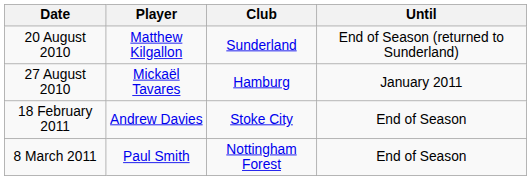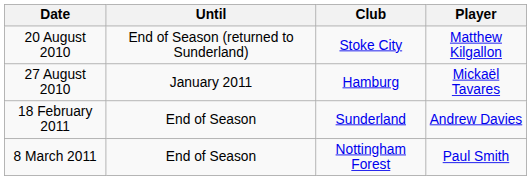columns swapped: (156, 15) <-> (421, 15)
(262, 44) Sunderland -> (371, 44) Stoke City
(261, 119) Stoke City -> (371, 119) Sunderland
